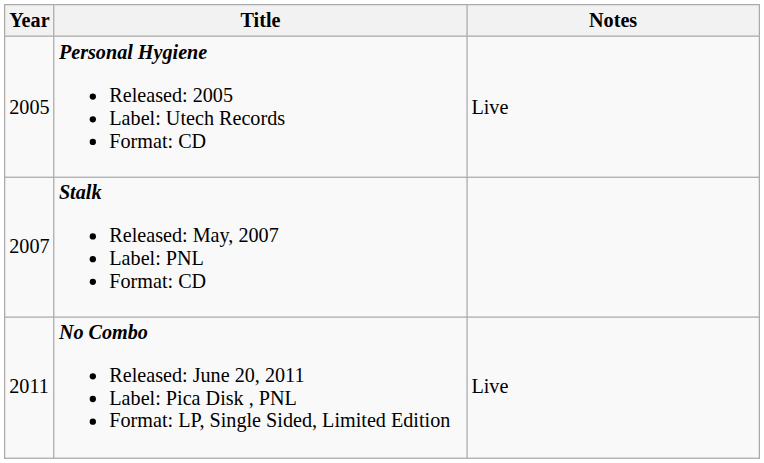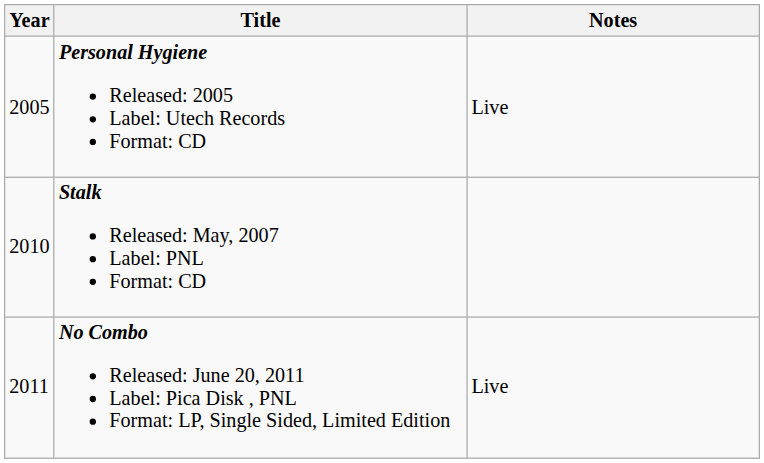(29, 246) 2007 -> (29, 246) 2010
